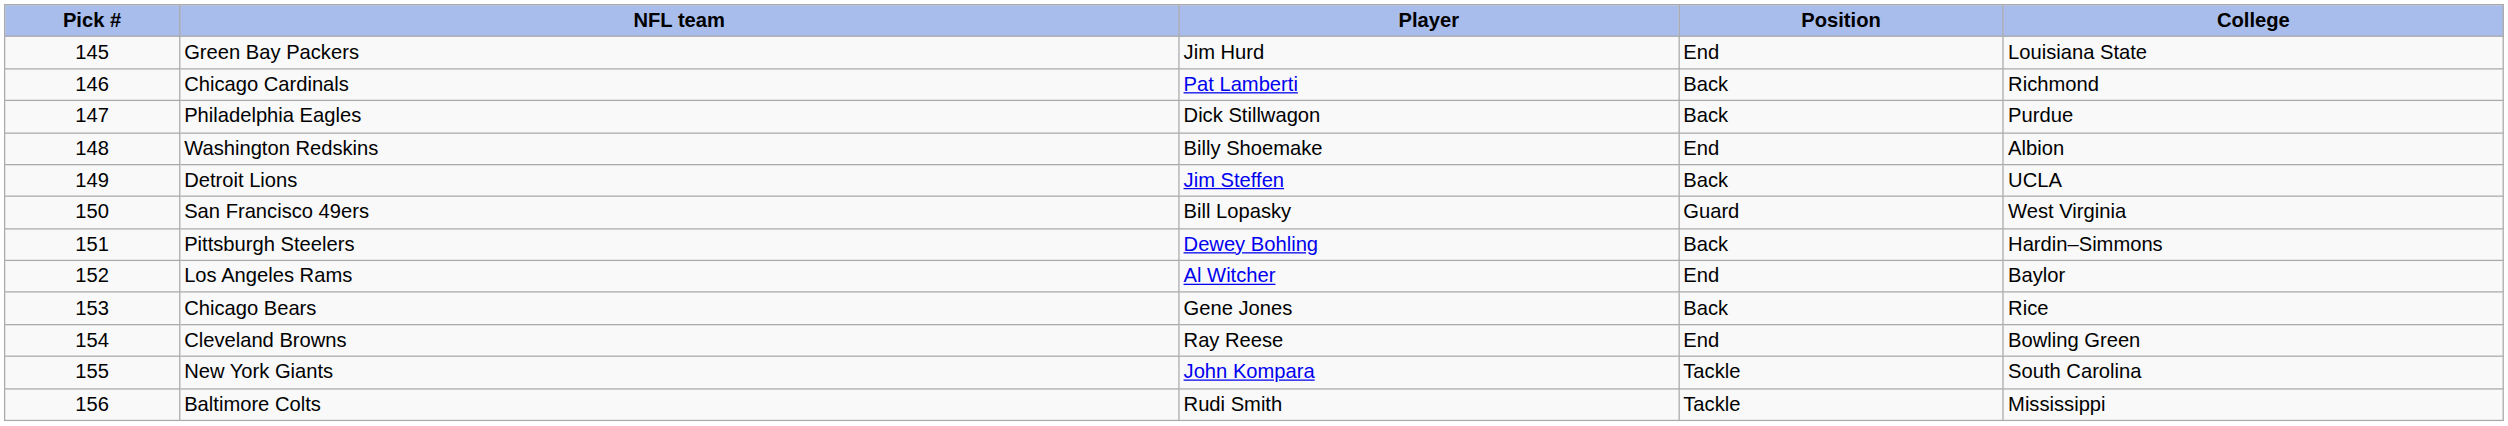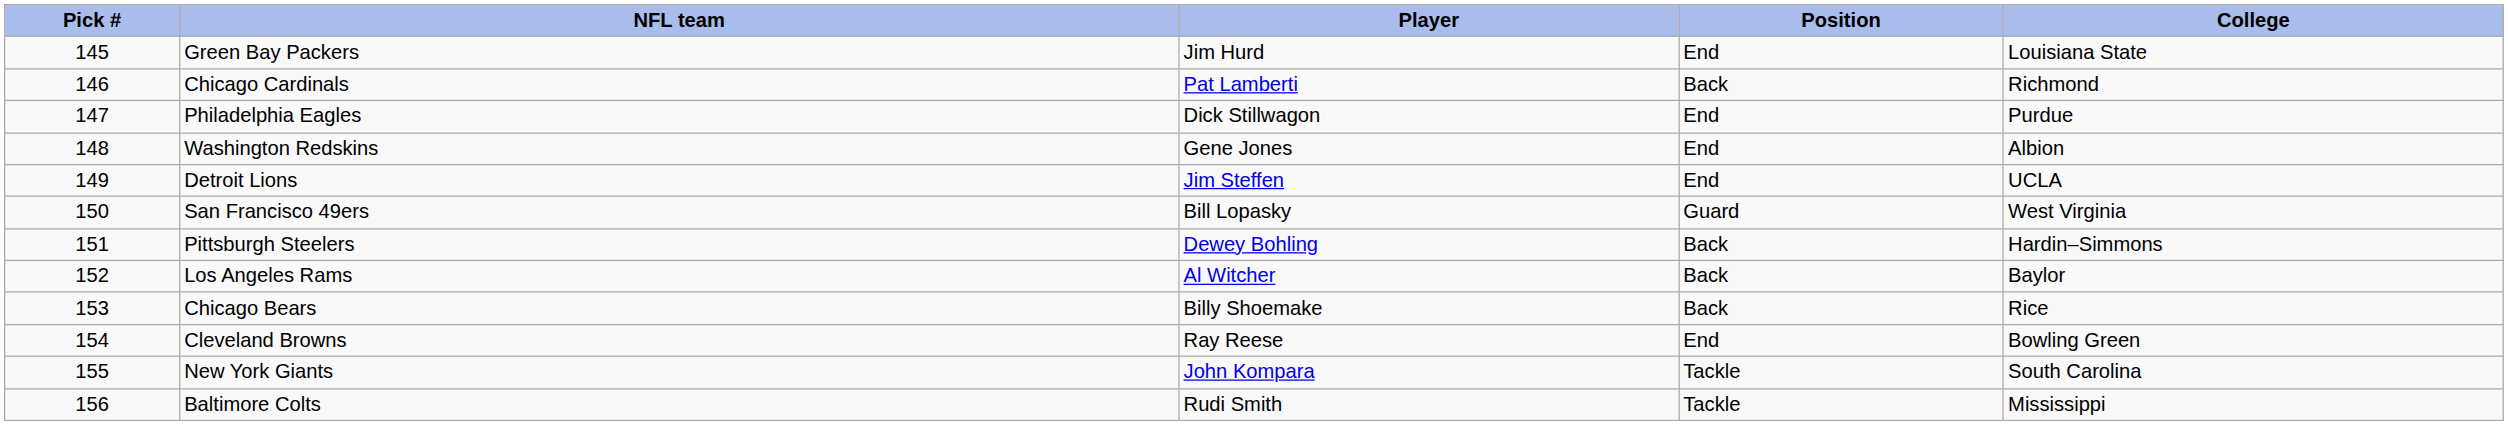(1706, 116) Back -> (1701, 116) End
(1253, 148) Billy Shoemake -> (1238, 148) Gene Jones
(1706, 180) Back -> (1701, 180) End
(1701, 276) End -> (1706, 276) Back
(1238, 308) Gene Jones -> (1253, 308) Billy Shoemake
